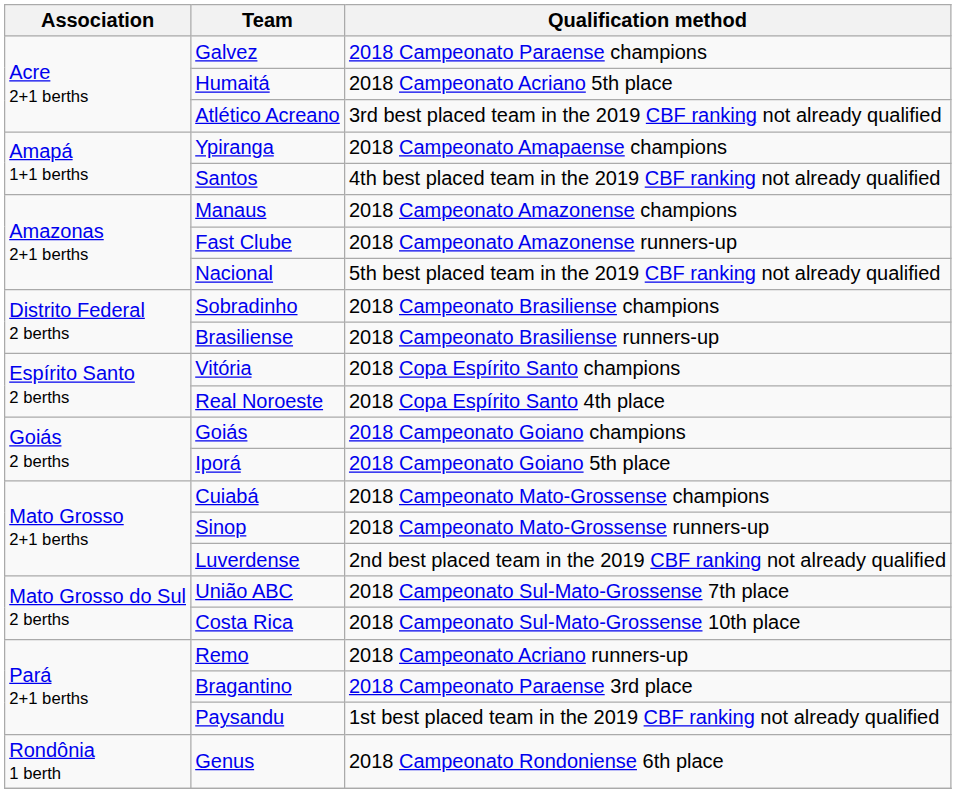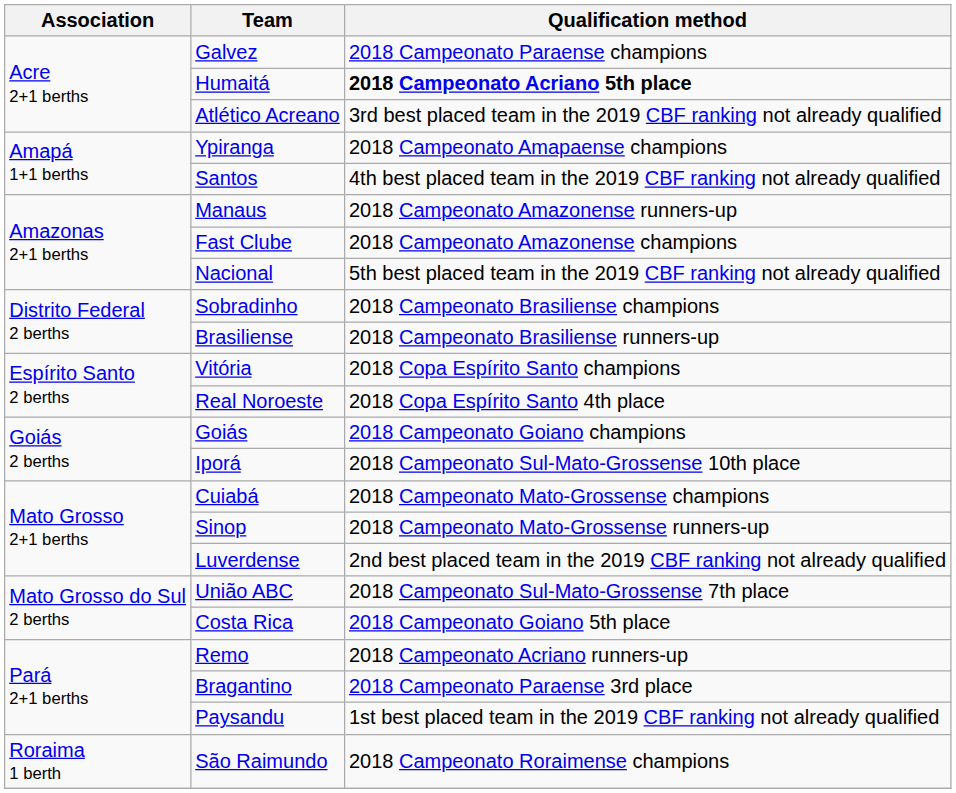(511, 83) normal -> (520, 83) bold
(543, 210) 2018 Campeonato Amazonense champions -> (543, 210) 2018 Campeonato Amazonense runners-up
(543, 242) 2018 Campeonato Amazonense runners-up -> (543, 242) 2018 Campeonato Amazonense champions
(510, 464) 2018 Campeonato Goiano 5th place -> (575, 464) 2018 Campeonato Sul-Mato-Grossense 10th place
(575, 623) 2018 Campeonato Sul-Mato-Grossense 10th place -> (510, 623) 2018 Campeonato Goiano 5th place
- row: (225, 761)
+ row: (261, 761)
